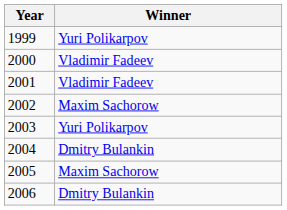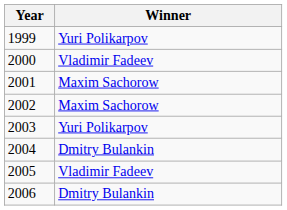(106, 82) Vladimir Fadeev -> (108, 82) Maxim Sachorow
(108, 171) Maxim Sachorow -> (106, 171) Vladimir Fadeev
